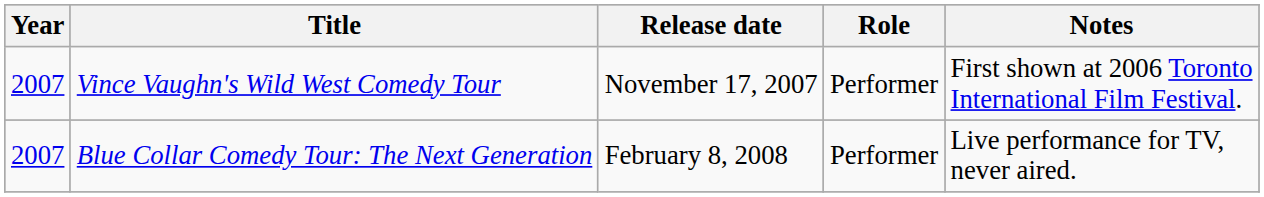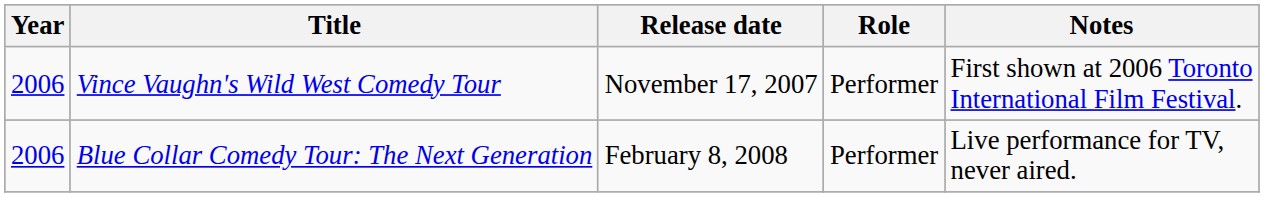(38, 83) 2007 -> (38, 83) 2006
(38, 155) 2007 -> (38, 155) 2006
